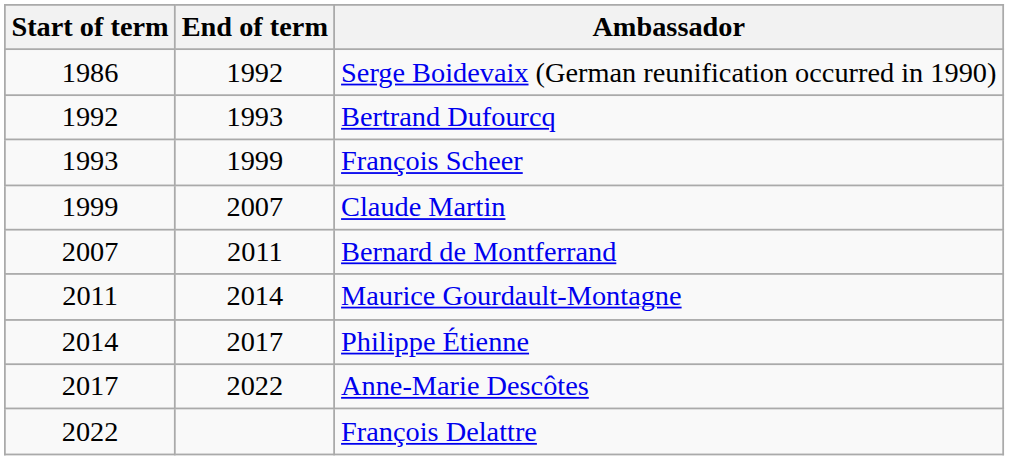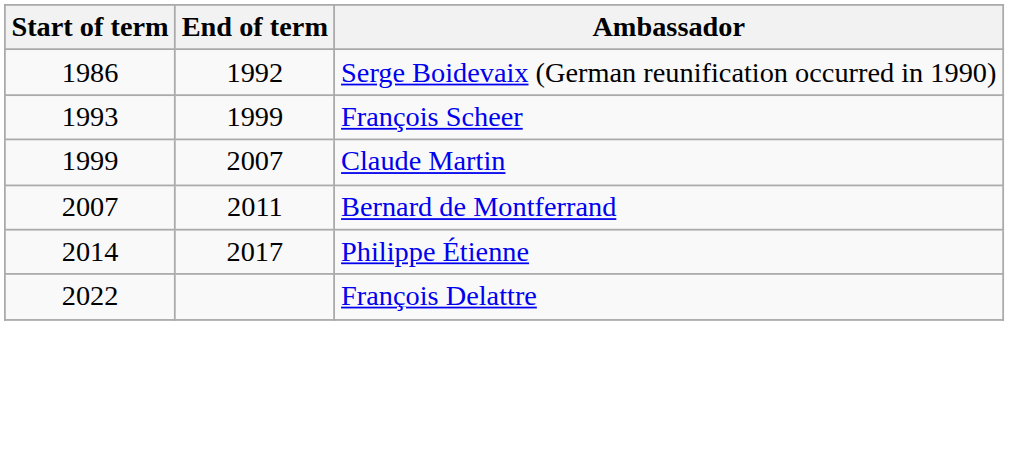- row: (448, 116)
- row: (511, 296)
- row: (465, 386)
